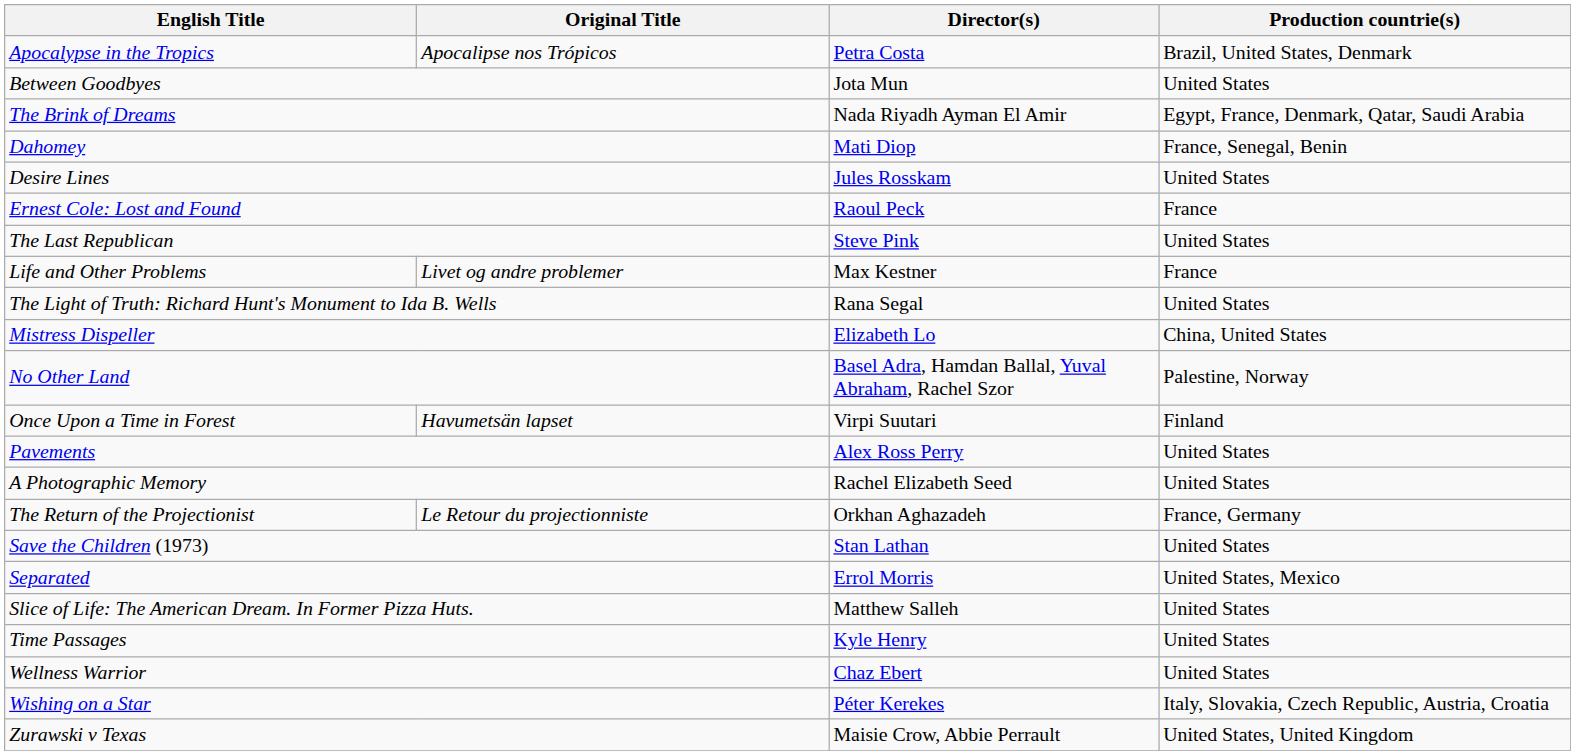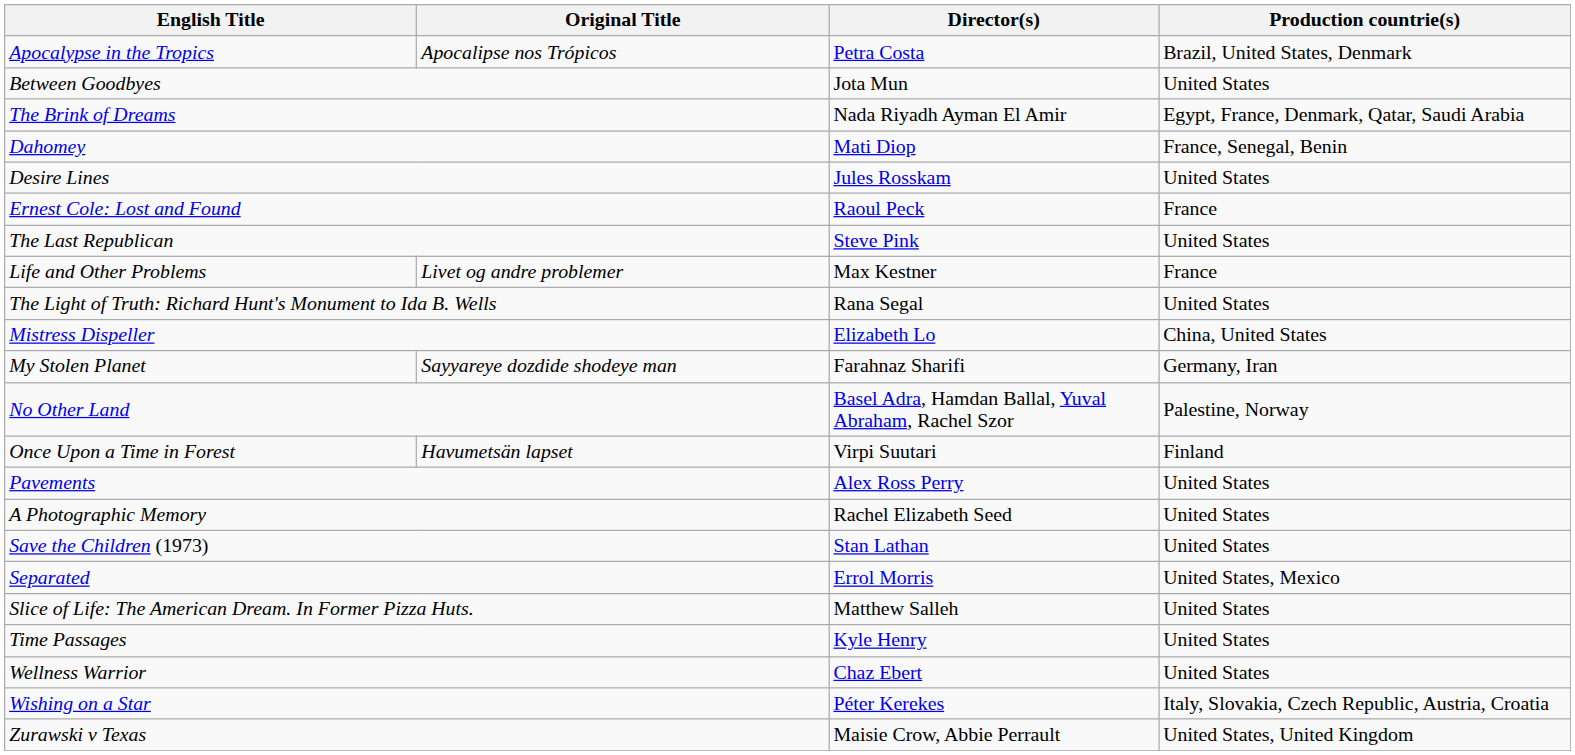+ row: (78, 366)
- row: (132, 514)
